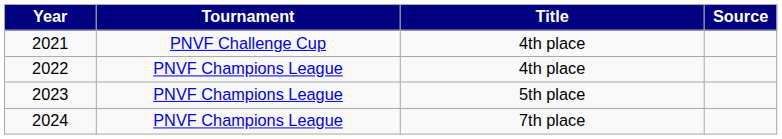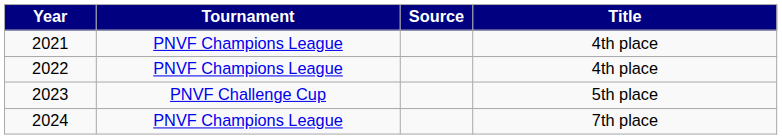columns swapped: (552, 17) <-> (741, 17)
(248, 43) PNVF Challenge Cup -> (248, 43) PNVF Champions League
(248, 95) PNVF Champions League -> (248, 95) PNVF Challenge Cup
